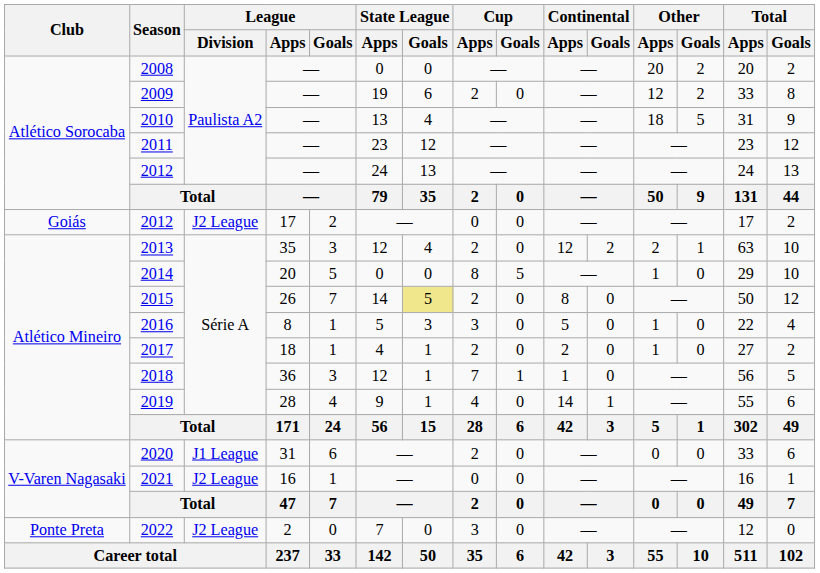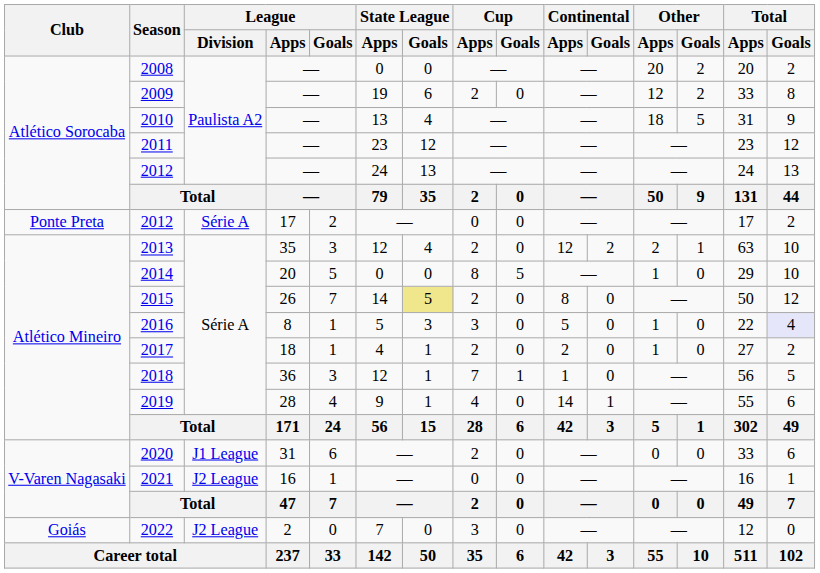(67, 222) Goiás -> (67, 222) Ponte Preta
(225, 222) J2 League -> (225, 222) Série A
(791, 324) no background -> (791, 324) lavender background
(67, 529) Ponte Preta -> (67, 529) Goiás
